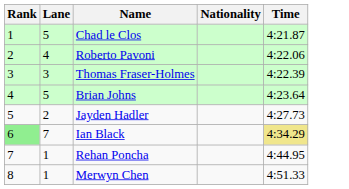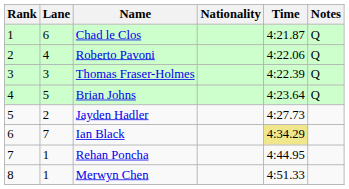+ column: (326, 14)
(46, 34) 5 -> (46, 34) 6
(10, 134) lightgreen background -> (10, 134) no background
